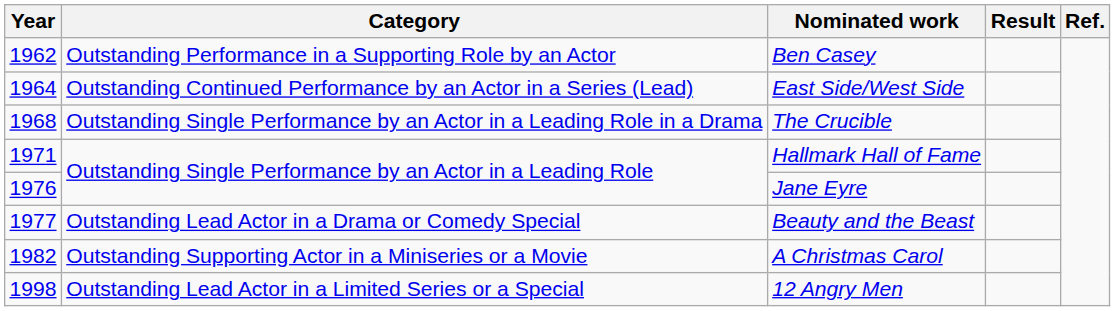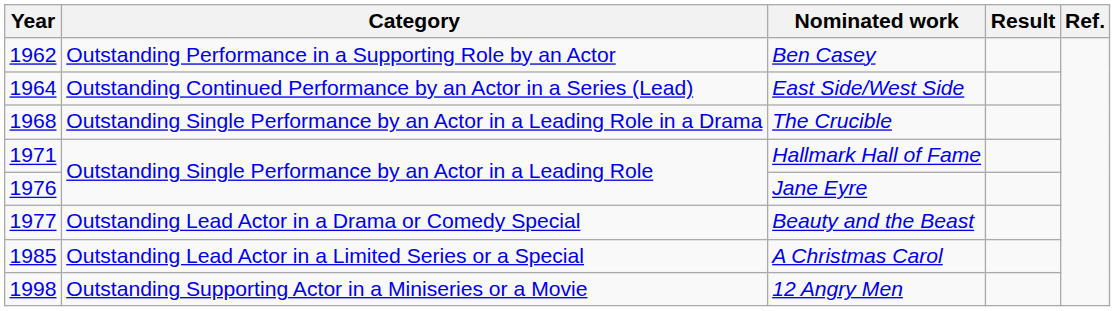(33, 255) 1982 -> (33, 255) 1985
(327, 255) Outstanding Supporting Actor in a Miniseries or a Movie -> (325, 255) Outstanding Lead Actor in a Limited Series or a Special
(325, 289) Outstanding Lead Actor in a Limited Series or a Special -> (327, 289) Outstanding Supporting Actor in a Miniseries or a Movie
